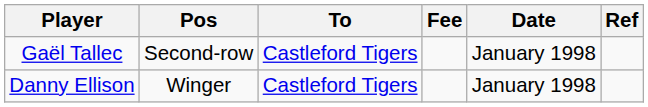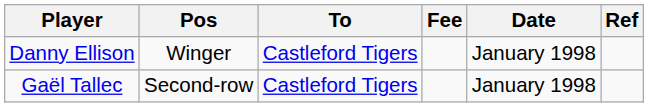rows swapped: (72, 85) <-> (72, 53)
